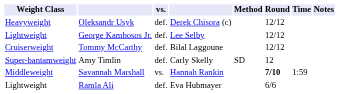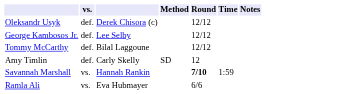- column: (40, 10)
(161, 85) def. -> (86, 85) vs.
